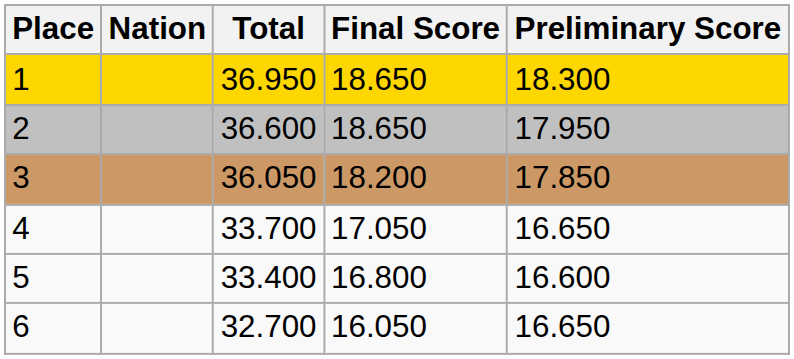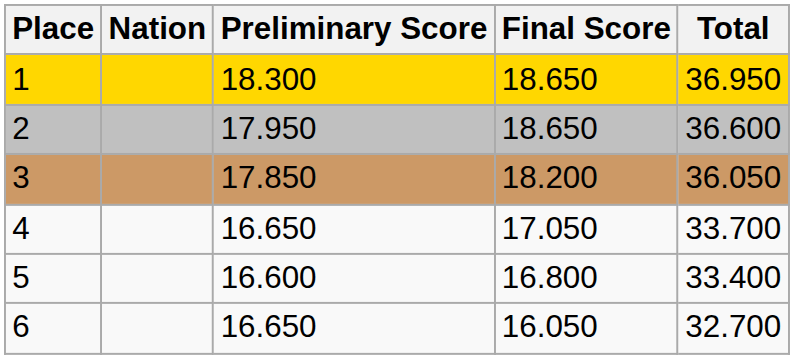columns swapped: (648, 29) <-> (269, 29)
